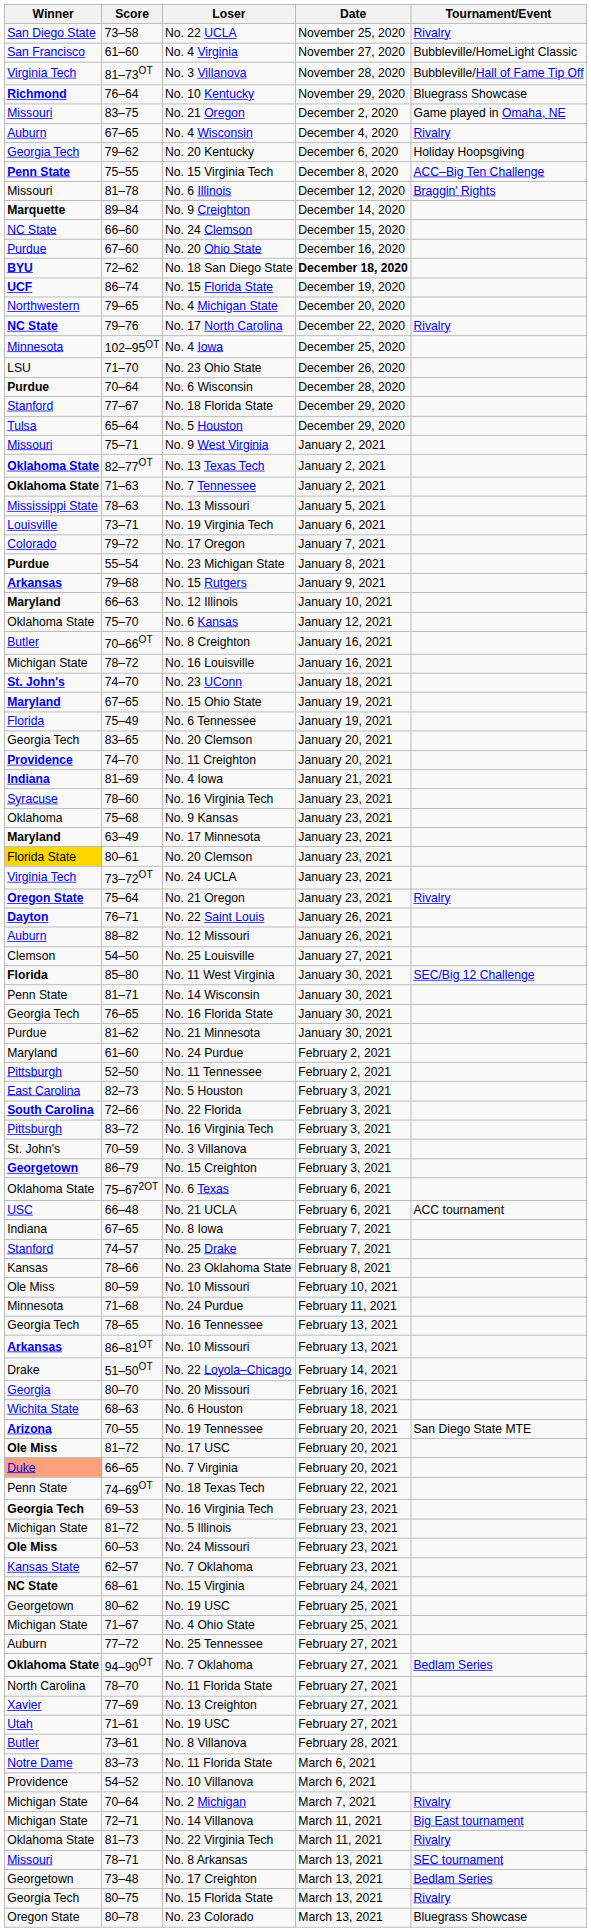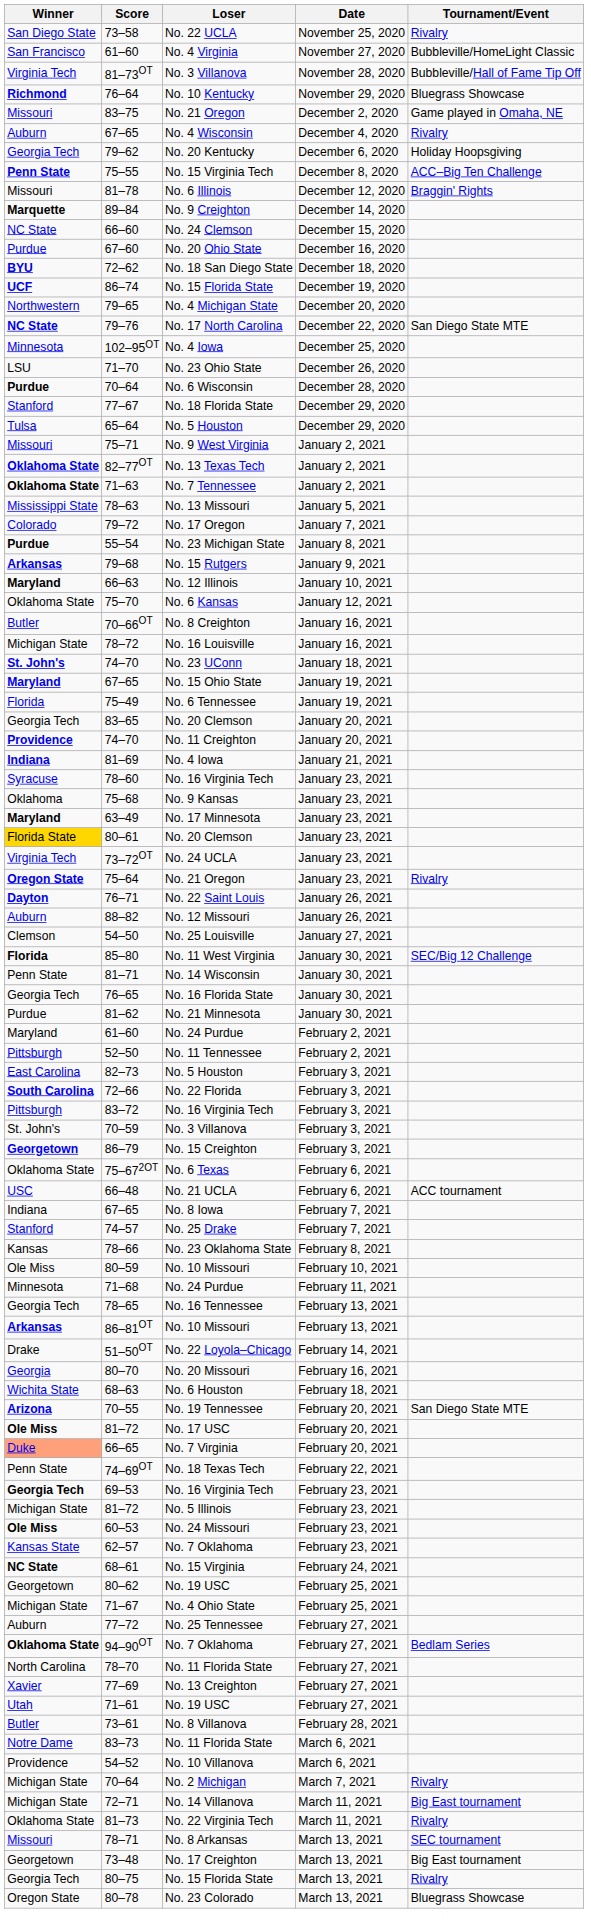(353, 268) bold -> (352, 268) normal
(432, 325) Rivalry -> (470, 325) San Diego State MTE
- row: (122, 525)
(453, 1879) Bedlam Series -> (466, 1859) Big East tournament
